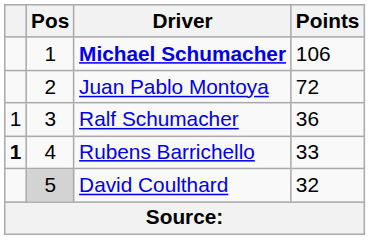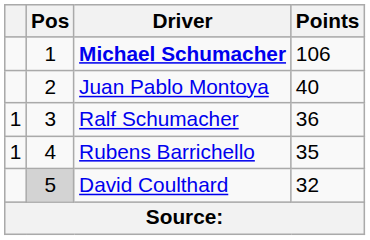(307, 86) 72 -> (307, 86) 40
(15, 152) bold -> (15, 152) normal
(307, 152) 33 -> (307, 152) 35
